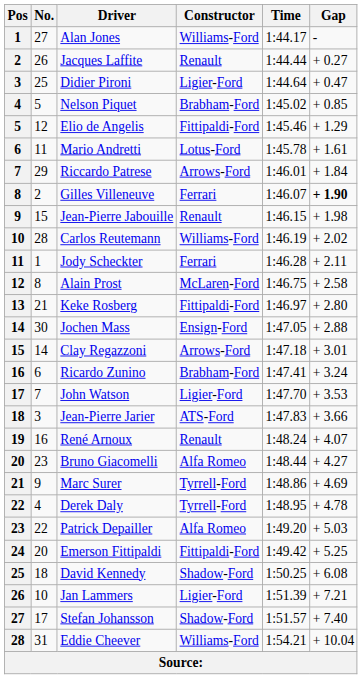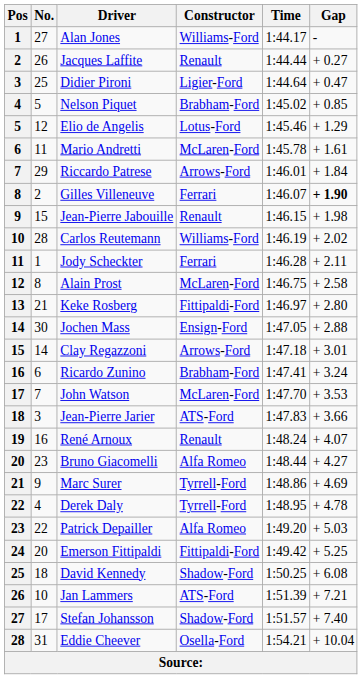(219, 127) Fittipaldi-Ford -> (210, 127) Lotus-Ford
(210, 149) Lotus-Ford -> (219, 149) McLaren-Ford
(211, 395) Ligier-Ford -> (219, 395) McLaren-Ford
(211, 595) Ligier-Ford -> (207, 595) ATS-Ford
(219, 640) Williams-Ford -> (212, 640) Osella-Ford
